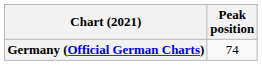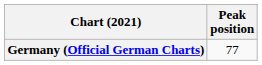(232, 49) 74 -> (232, 49) 77
